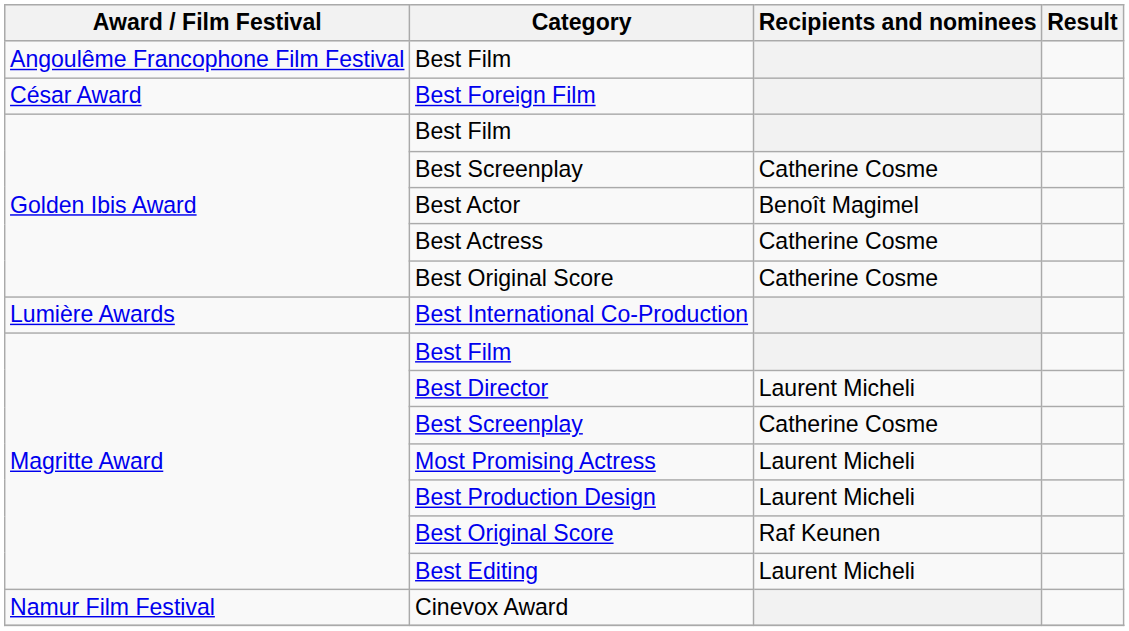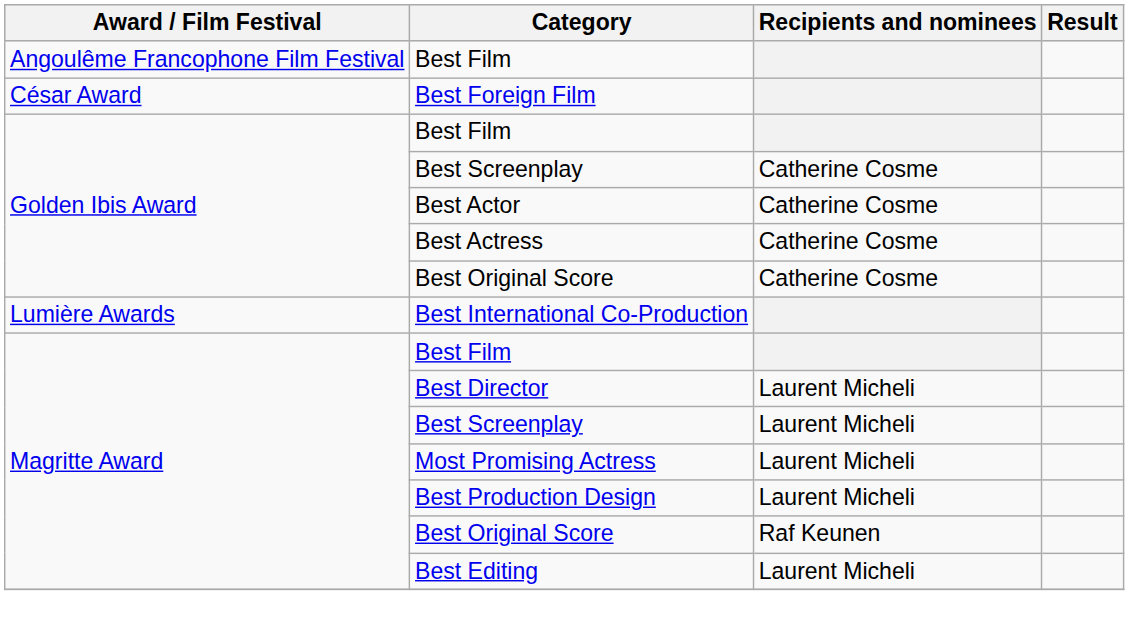(839, 205) Benoît Magimel -> (848, 205) Catherine Cosme
(848, 424) Catherine Cosme -> (837, 424) Laurent Micheli
- row: (112, 607)
